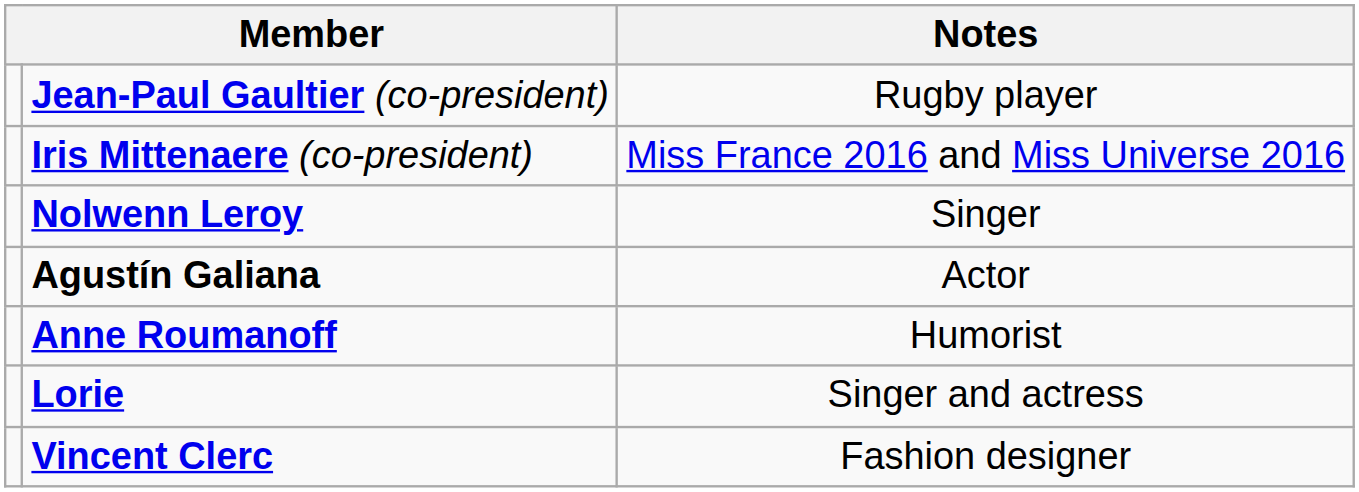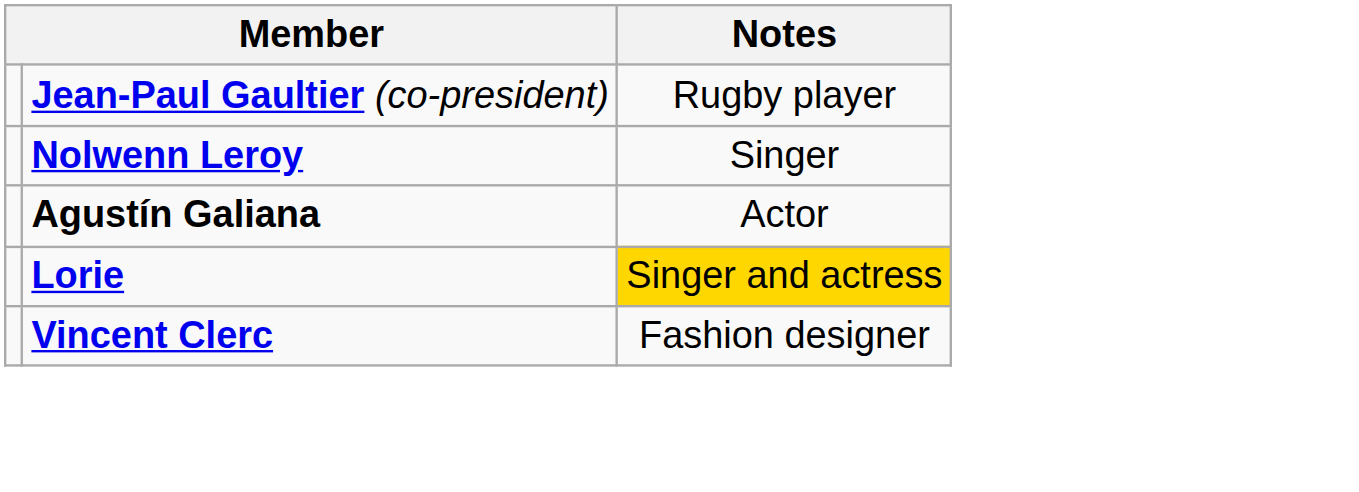- row: (282, 154)
- row: (184, 335)
(986, 395) no background -> (784, 275) gold background
